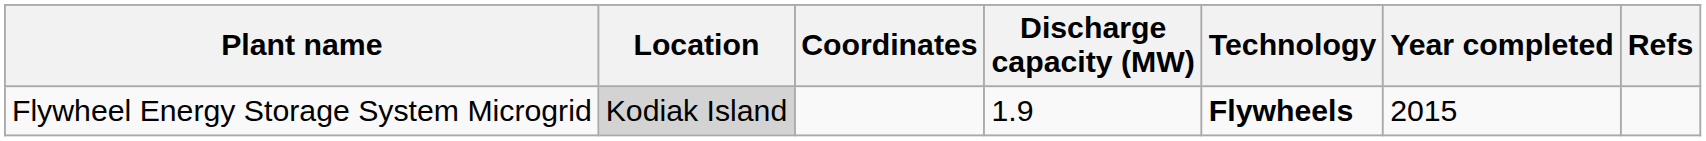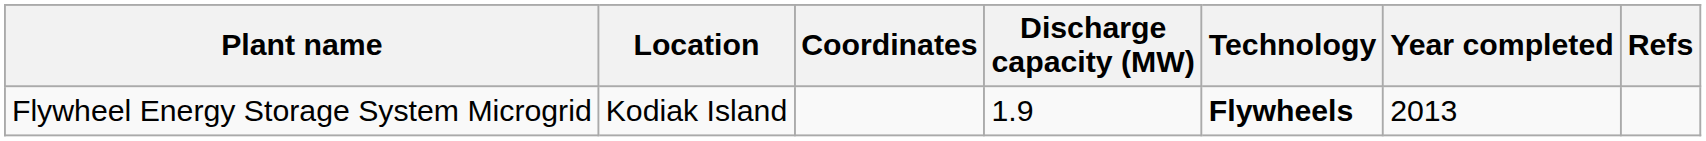(696, 110) lightgrey background -> (696, 110) no background
(1424, 110) 2015 -> (1424, 110) 2013
